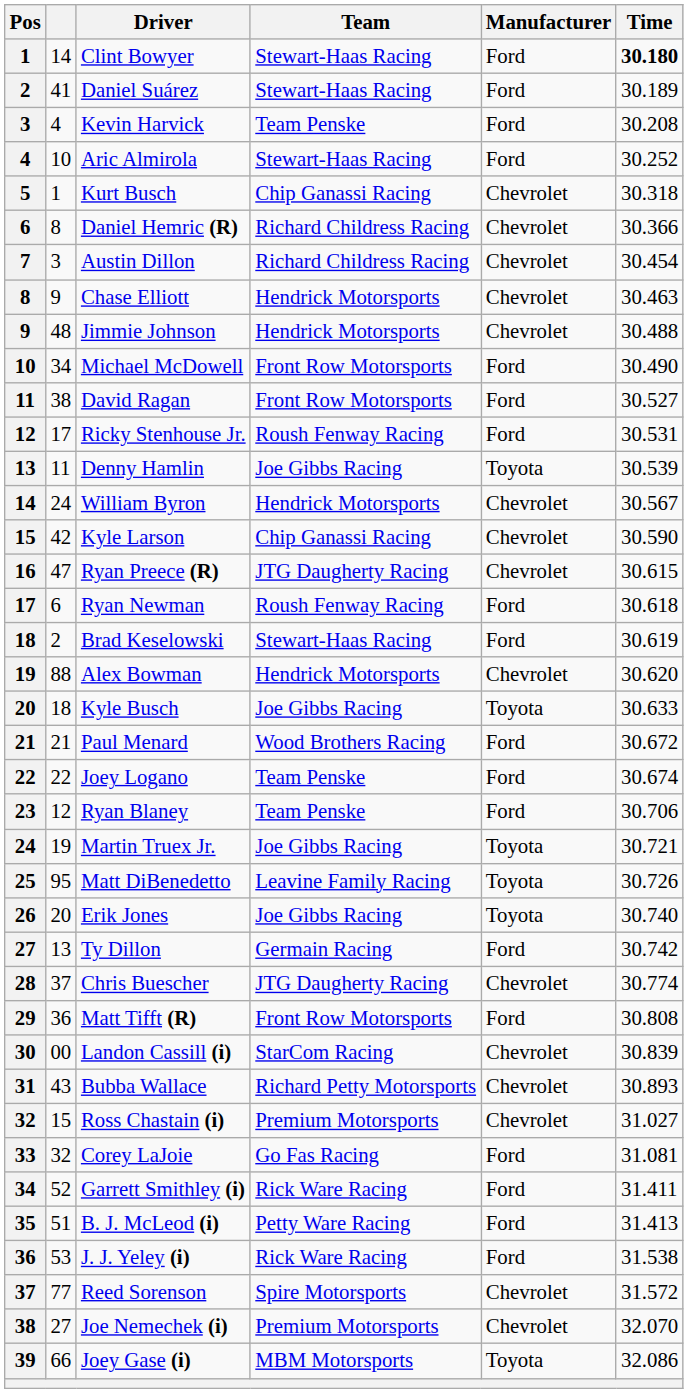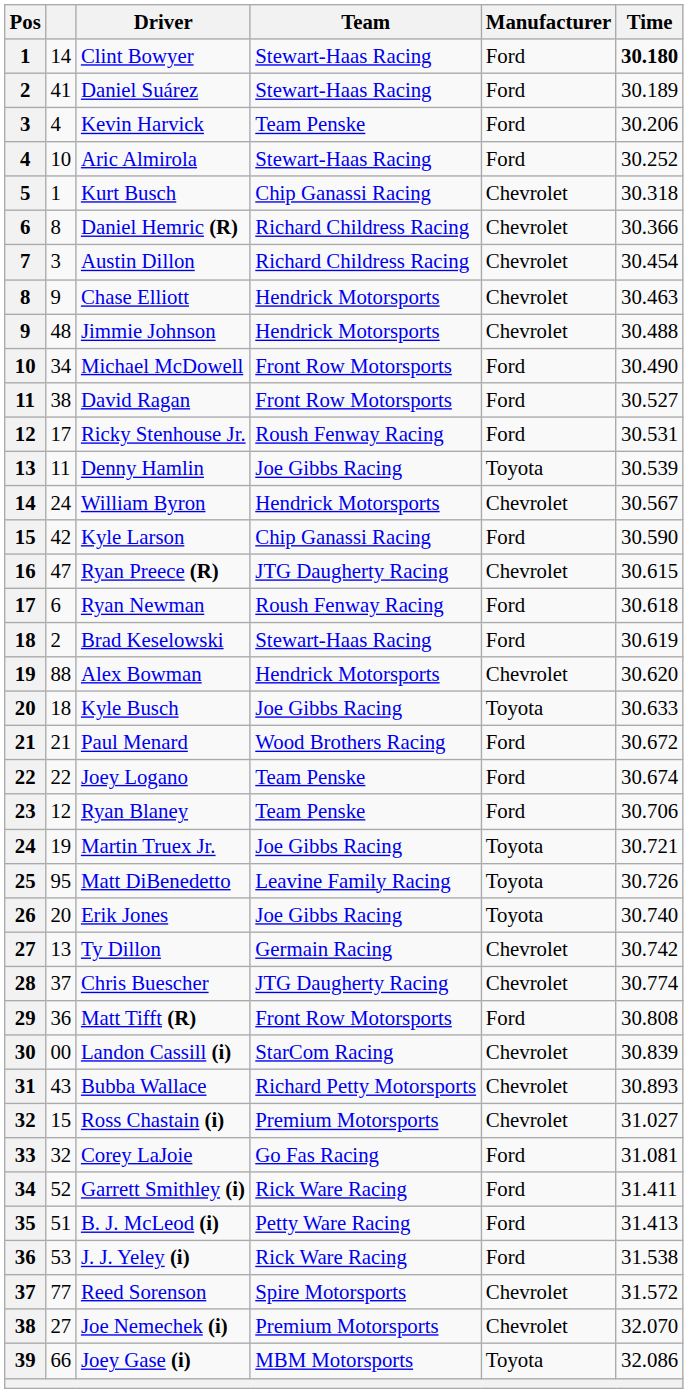(650, 124) 30.208 -> (650, 124) 30.206
(527, 536) Chevrolet -> (505, 536) Ford
(505, 948) Ford -> (527, 948) Chevrolet
